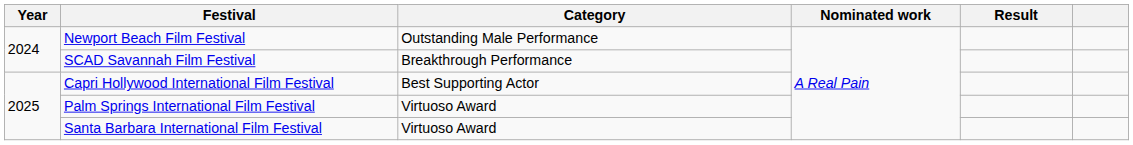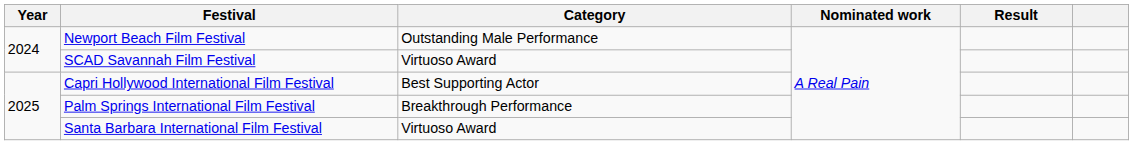(487, 60) Breakthrough Performance -> (449, 60) Virtuoso Award
(449, 106) Virtuoso Award -> (487, 106) Breakthrough Performance
